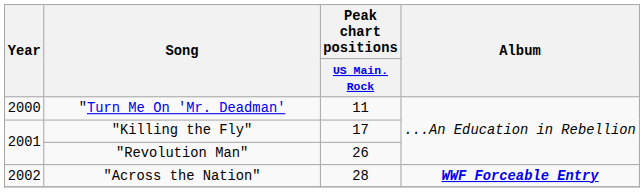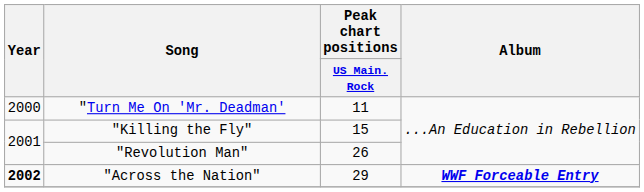(360, 131) 17 -> (360, 131) 15
(24, 176) normal -> (24, 176) bold
(360, 176) 28 -> (360, 176) 29
